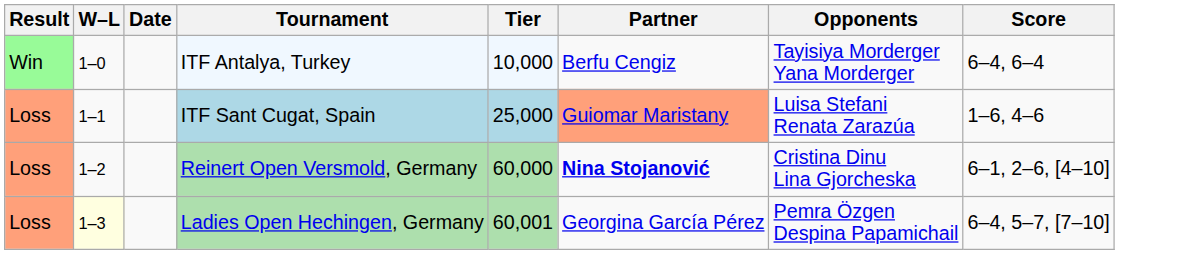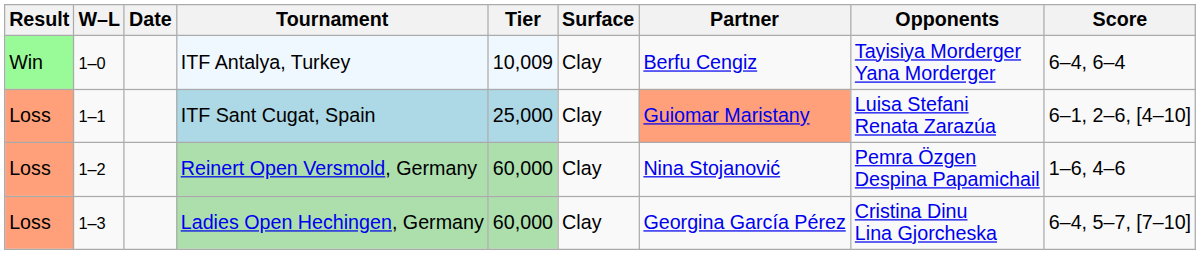+ column: (598, 20)
(523, 62) 10,000 -> (523, 62) 10,009
(1006, 115) 1–6, 4–6 -> (1120, 115) 6–1, 2–6, [4–10]
(636, 169) bold -> (712, 169) normal
(845, 169) Cristina Dinu Lina Gjorcheska -> (947, 169) Pemra Özgen Despina Papamichail
(1039, 169) 6–1, 2–6, [4–10] -> (1087, 169) 1–6, 4–6
(92, 223) lightyellow background -> (92, 223) no background
(523, 222) 60,001 -> (523, 222) 60,000
(866, 222) Pemra Özgen Despina Papamichail -> (926, 222) Cristina Dinu Lina Gjorcheska
